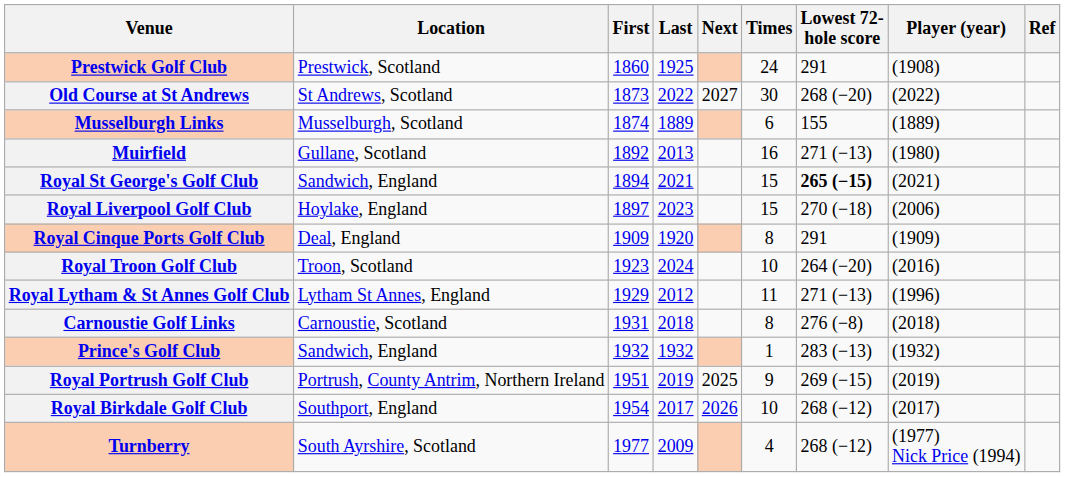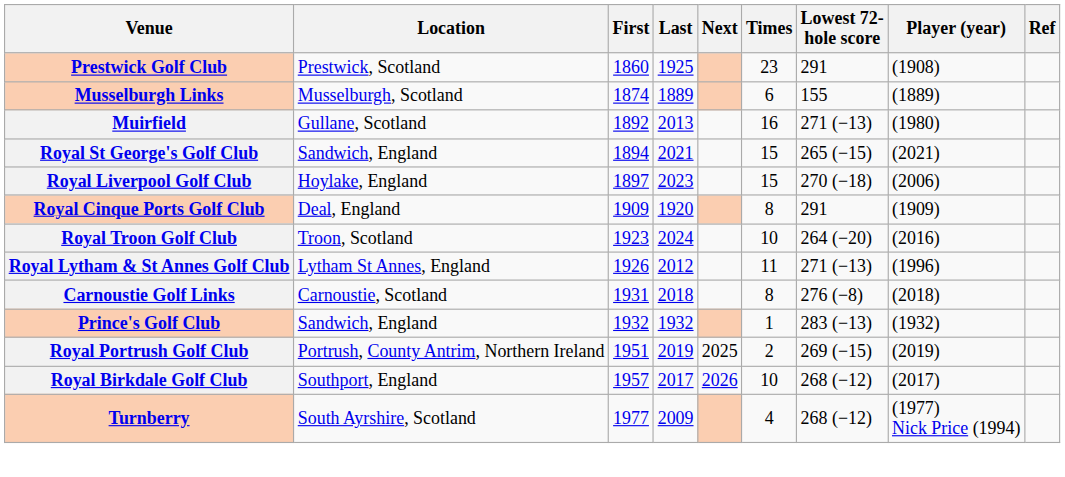(769, 67) 24 -> (769, 67) 23
- row: (149, 95)
(836, 180) bold -> (836, 152) normal
(631, 294) 1929 -> (631, 266) 1926
(769, 379) 9 -> (769, 351) 2
(631, 408) 1954 -> (631, 379) 1957
